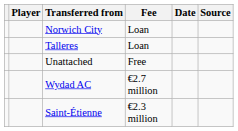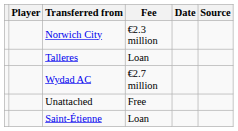(138, 29) Loan -> (143, 35) €2.3 million
rows swapped: (68, 84) <-> (69, 62)
(143, 112) €2.3 million -> (138, 118) Loan
